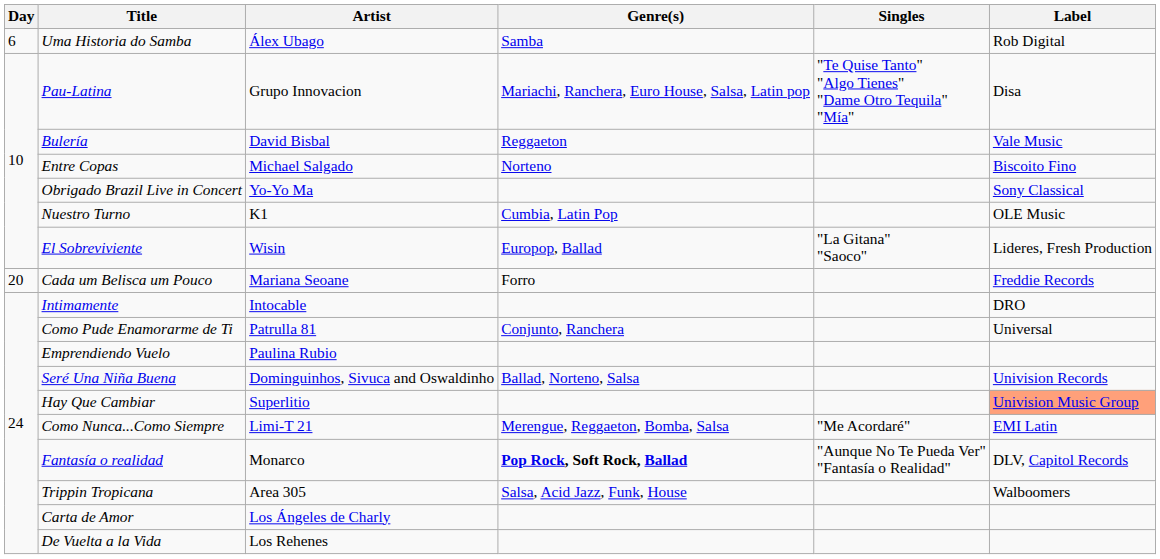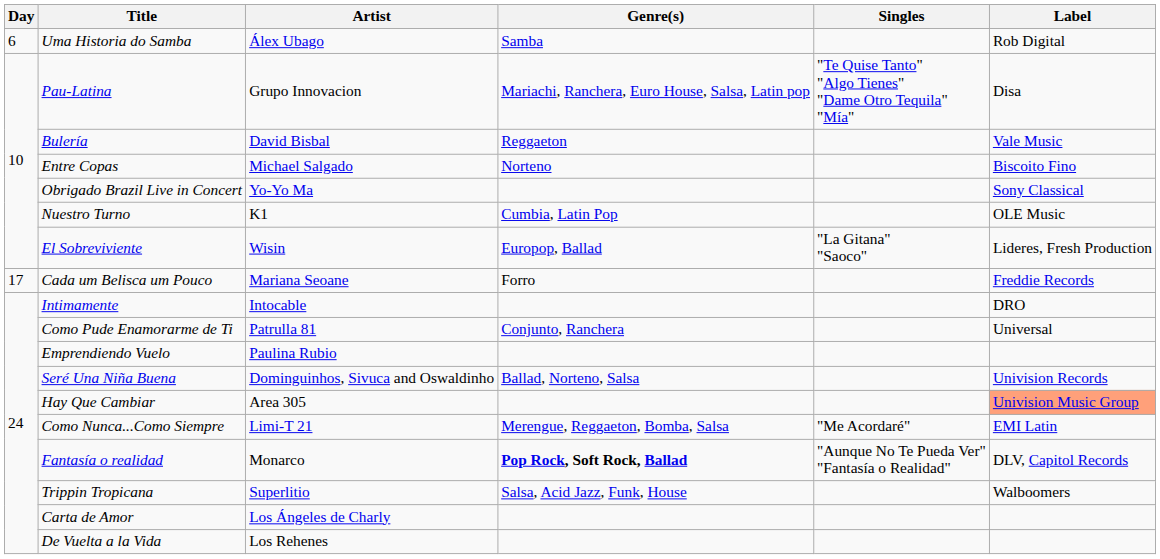(16, 280) 20 -> (16, 280) 17
(279, 402) Superlitio -> (278, 402) Area 305
(278, 492) Area 305 -> (279, 492) Superlitio
